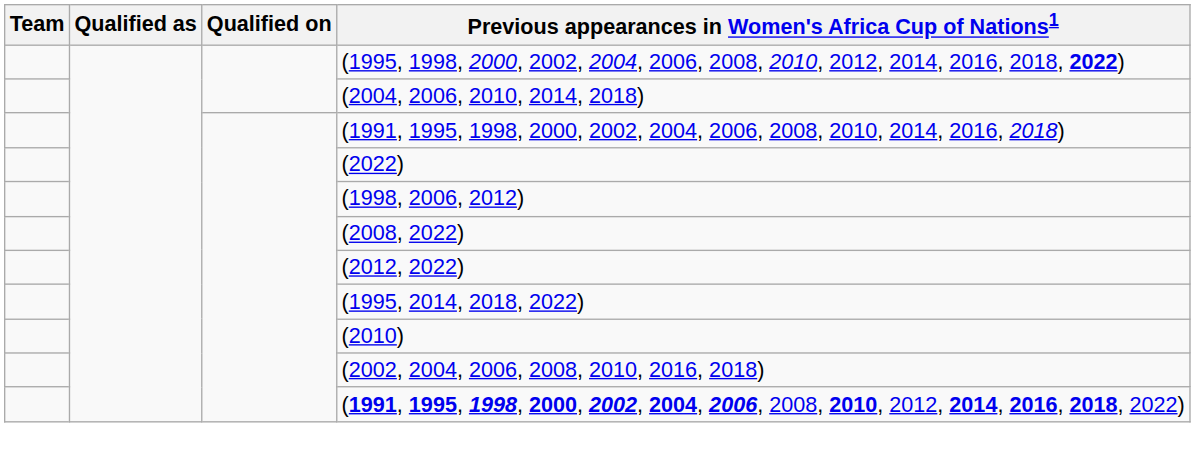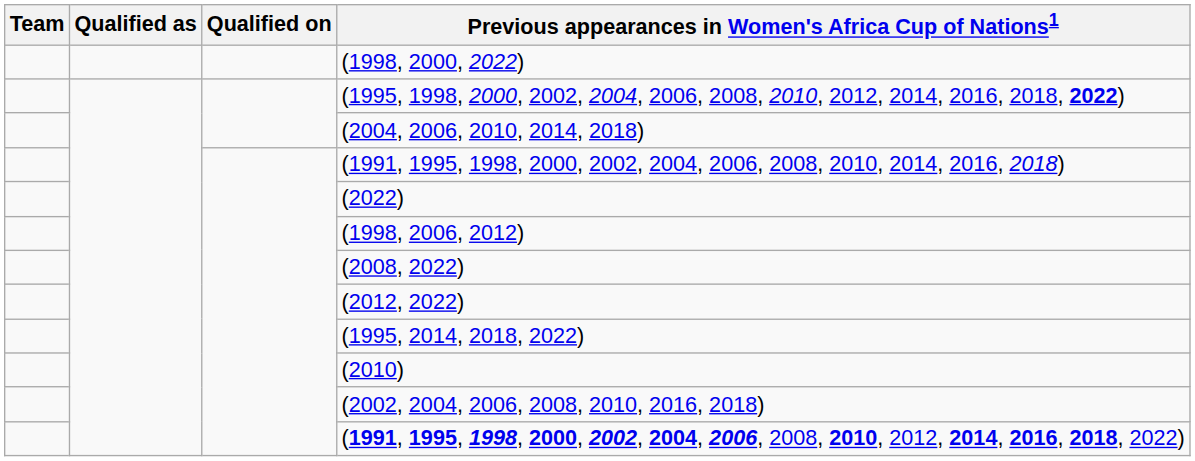+ row: (433, 61)
